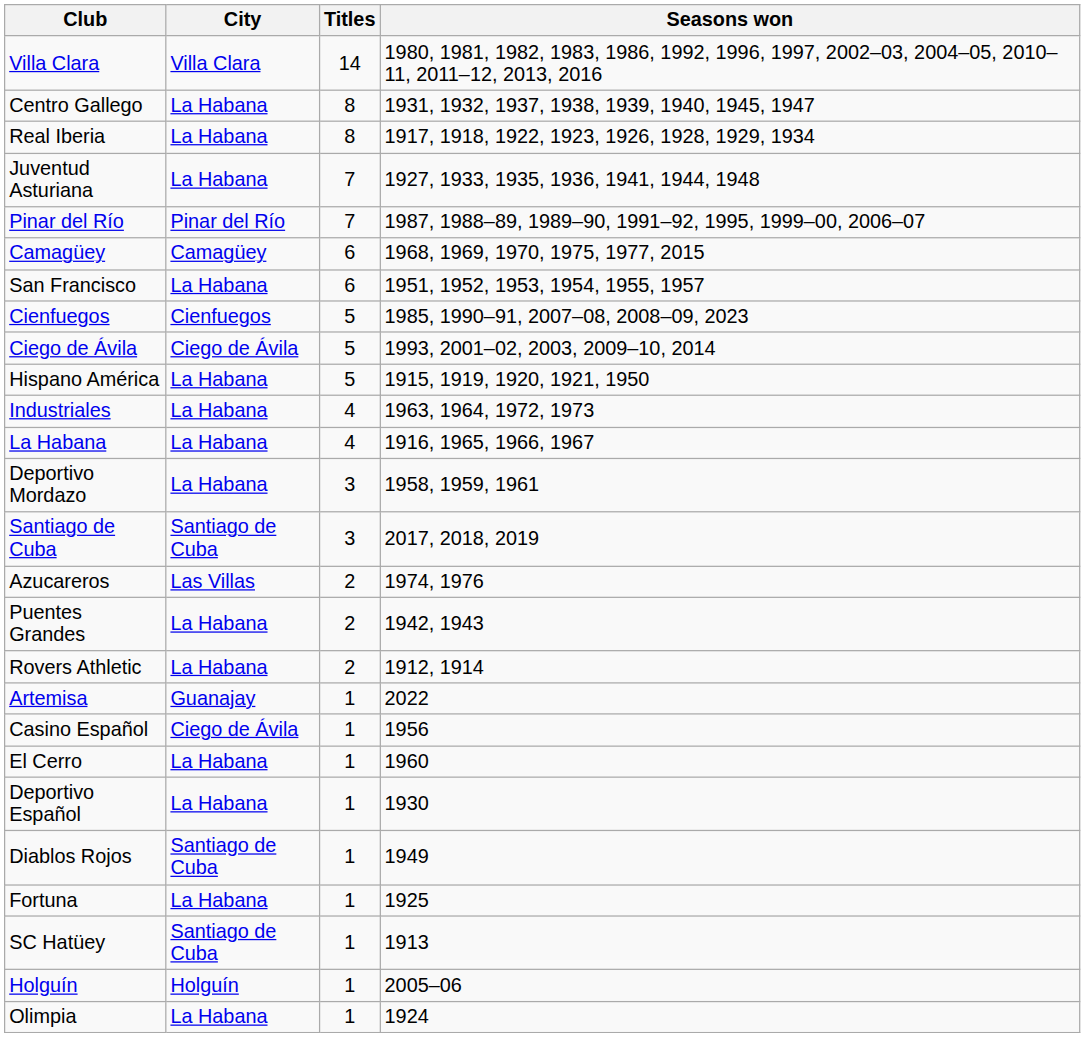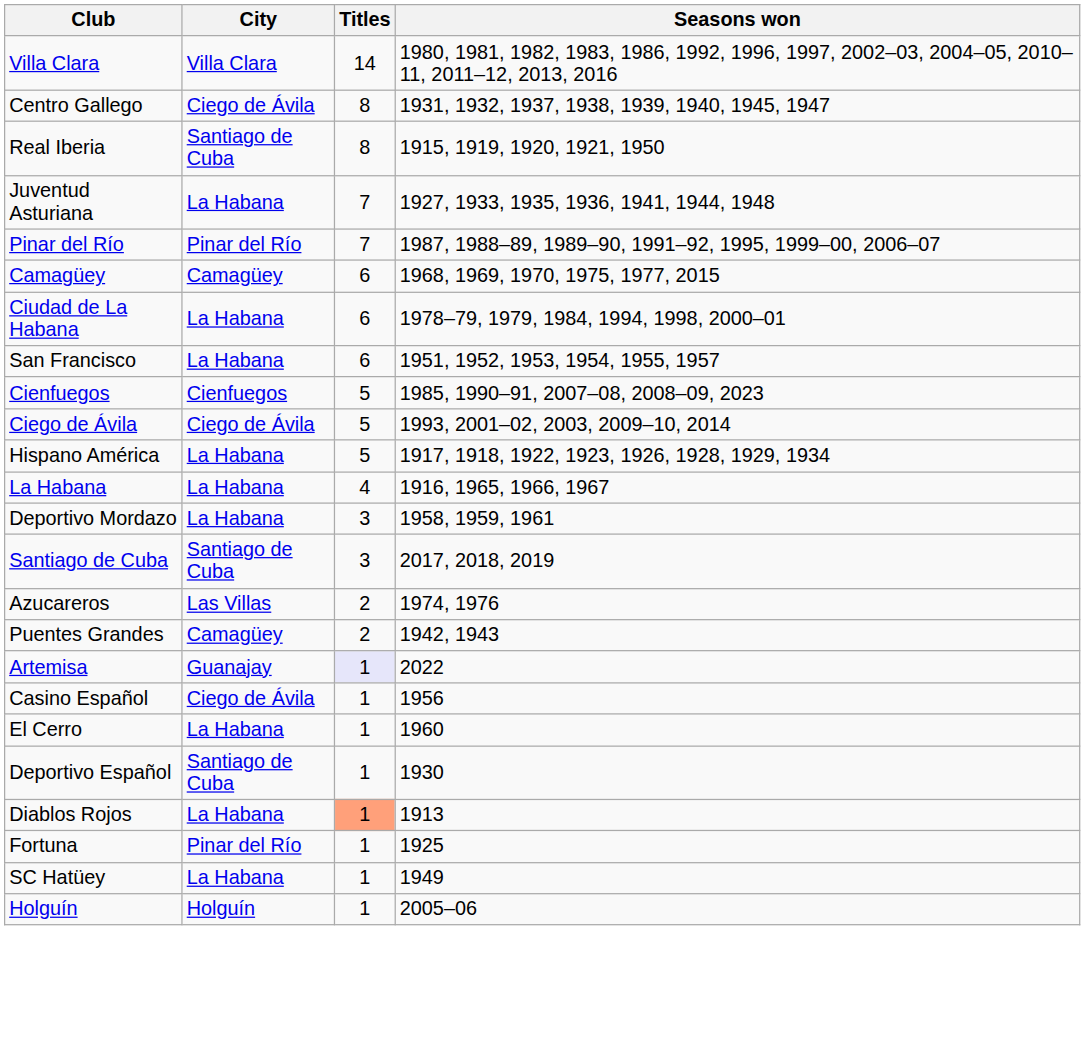(219, 105) La Habana -> (251, 105) Ciego de Ávila
(219, 136) La Habana -> (240, 148) Santiago de Cuba
(600, 136) 1917, 1918, 1922, 1923, 1926, 1928, 1929, 1934 -> (532, 148) 1915, 1919, 1920, 1921, 1950
+ row: (68, 318)
(517, 379) 1915, 1919, 1920, 1921, 1950 -> (615, 455) 1917, 1918, 1922, 1923, 1926, 1928, 1929, 1934
- row: (60, 410)
(219, 624) La Habana -> (235, 635) Camagüey
- row: (75, 666)
(350, 698) no background -> (365, 666) lavender background
(219, 803) La Habana -> (240, 772) Santiago de Cuba
(223, 857) Santiago de Cuba -> (235, 814) La Habana
(350, 857) no background -> (365, 814) lightsalmon background
(407, 857) 1949 -> (422, 814) 1913
(219, 900) La Habana -> (244, 846) Pinar del Río
(223, 942) Santiago de Cuba -> (235, 877) La Habana
(407, 942) 1913 -> (422, 877) 1949
- row: (43, 1016)
